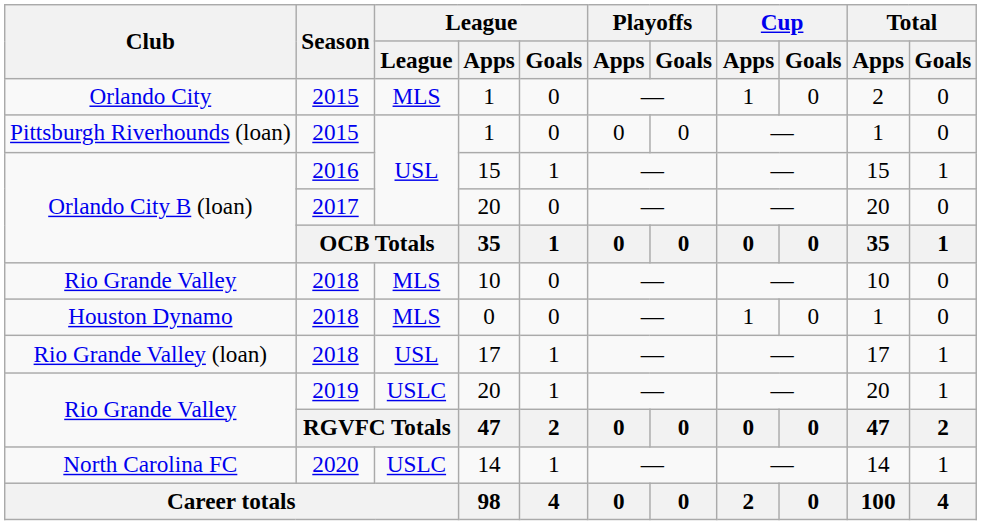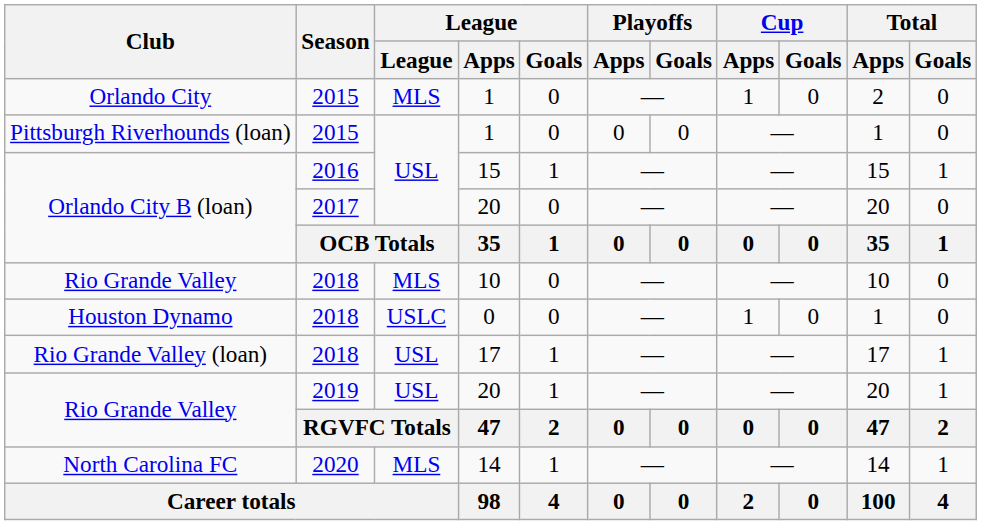(416, 317) MLS -> (416, 317) USLC
(416, 390) USLC -> (416, 390) USL
(416, 464) USLC -> (416, 464) MLS
